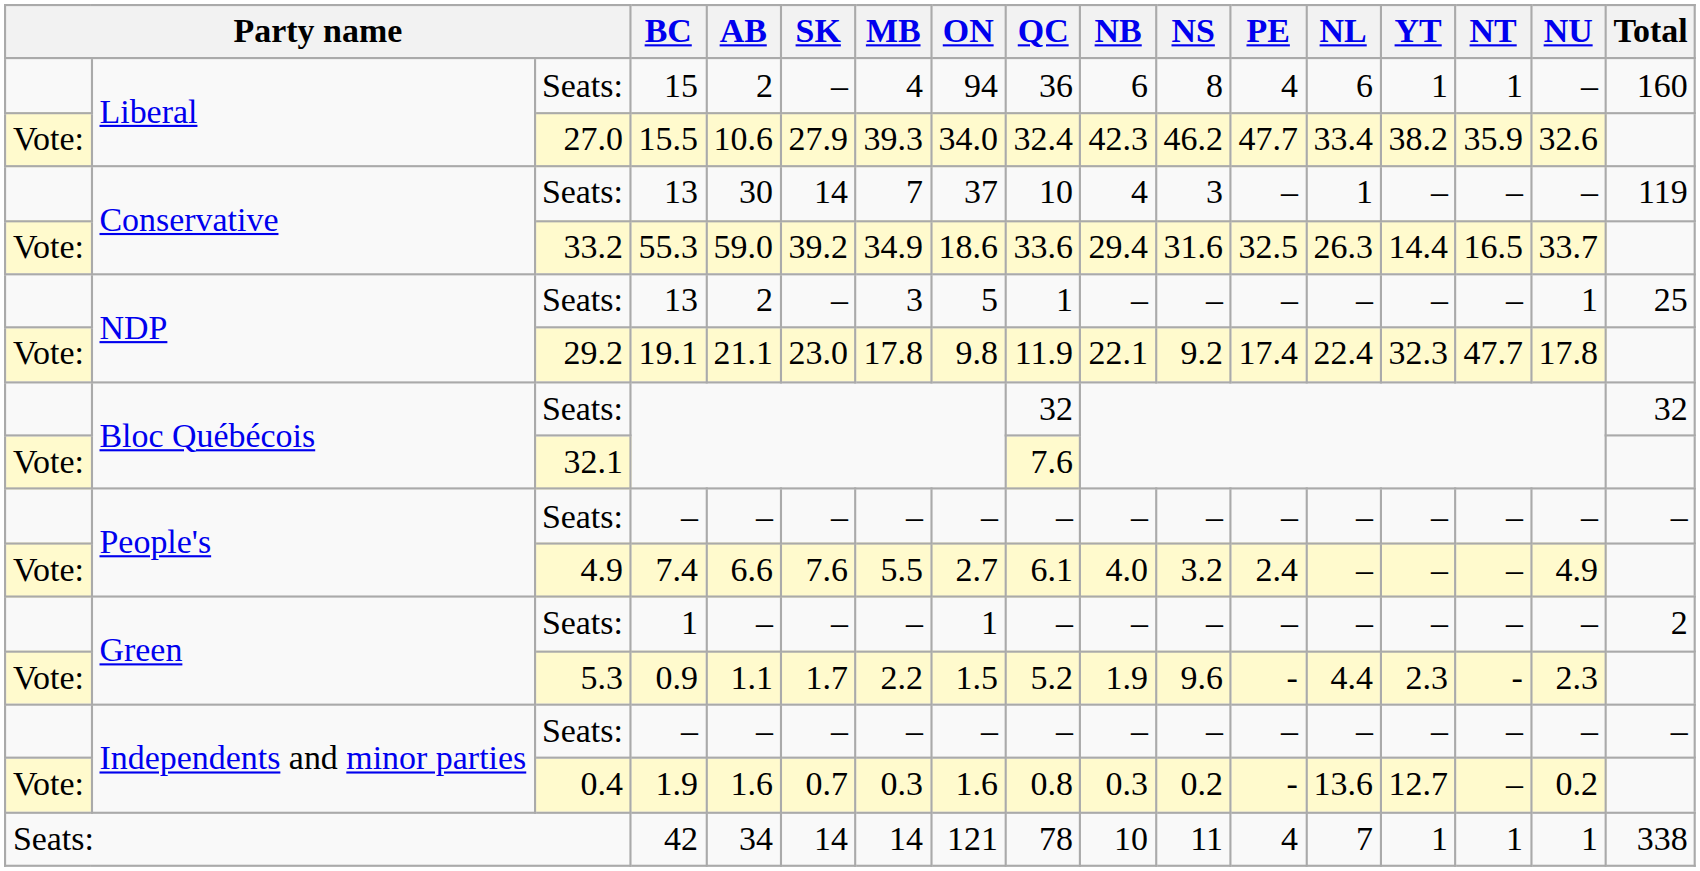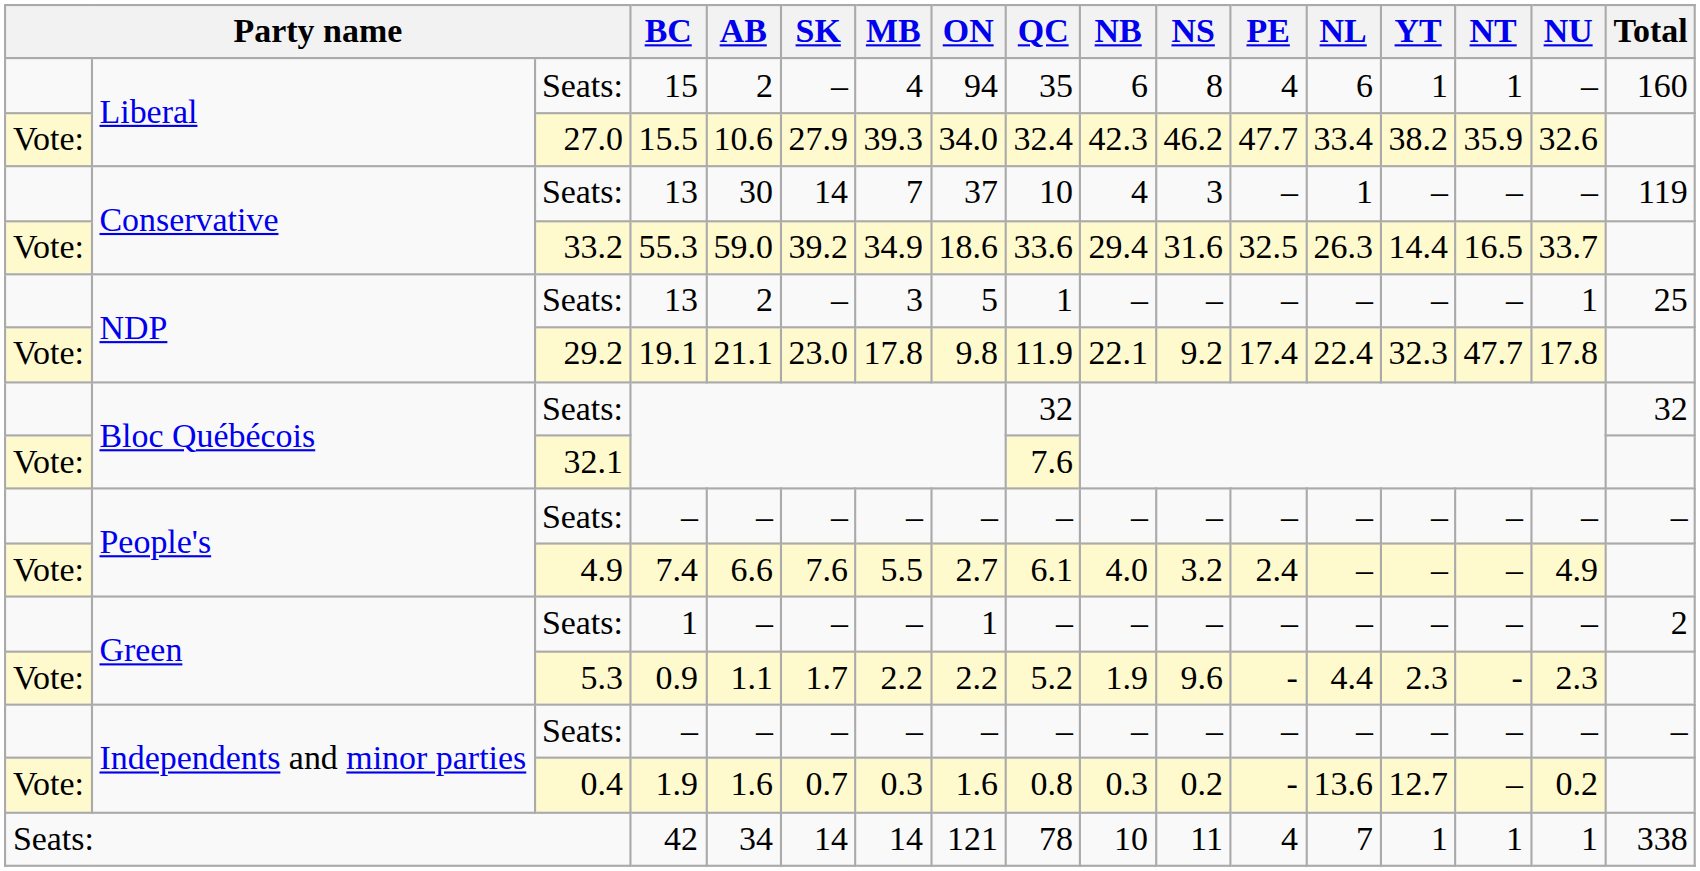(1056, 85) 36 -> (1056, 85) 35
(977, 676) 1.5 -> (977, 676) 2.2
